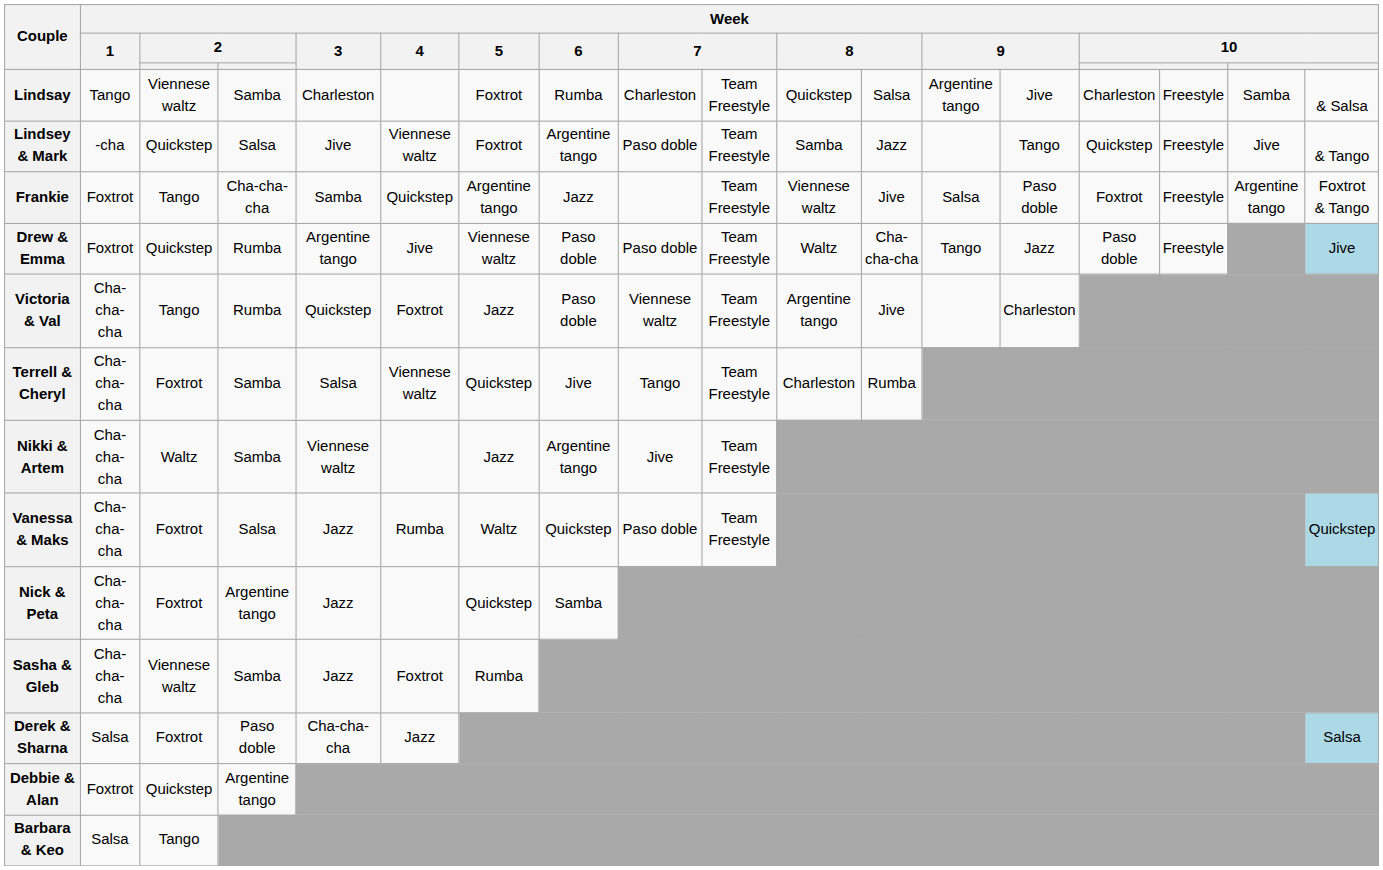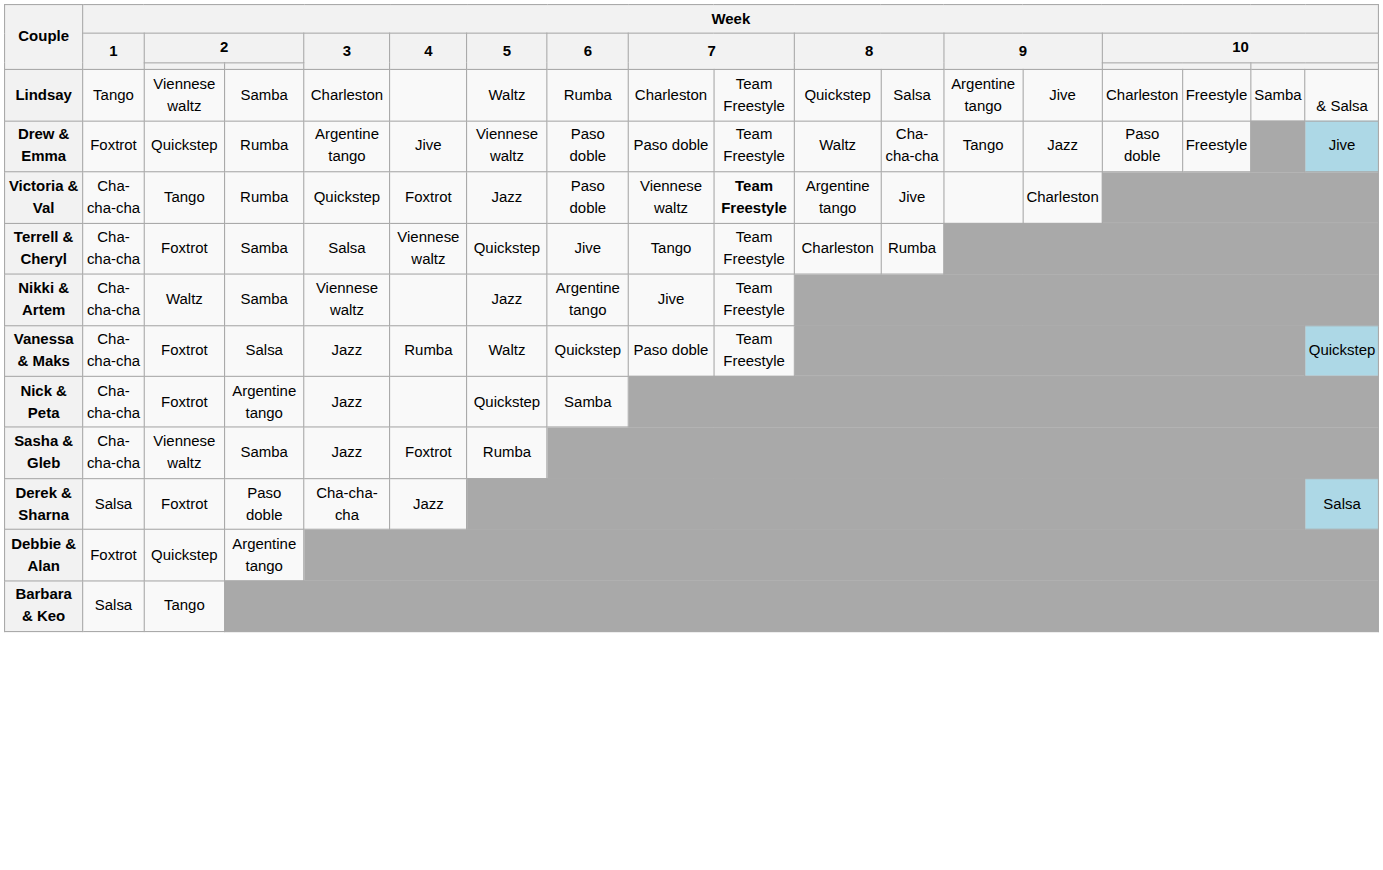(499, 94) Foxtrot -> (507, 94) Waltz
- row: (42, 145)
- row: (42, 197)
(739, 310) normal -> (754, 197) bold
